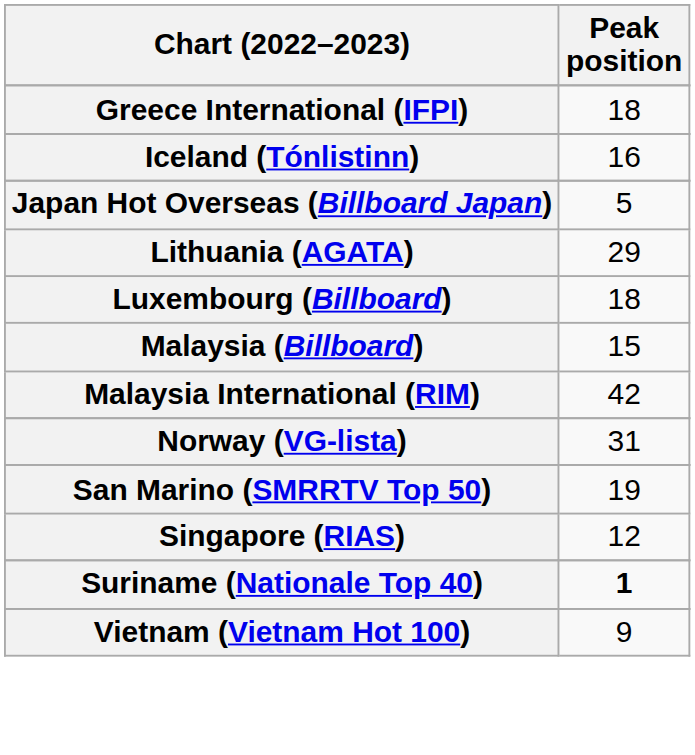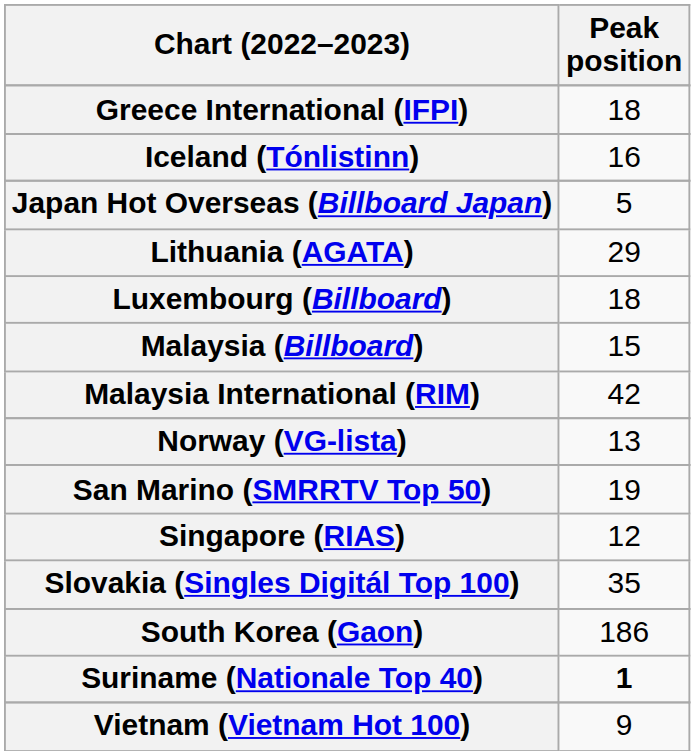(624, 441) 31 -> (624, 441) 13
+ row: (282, 583)
+ row: (282, 631)
